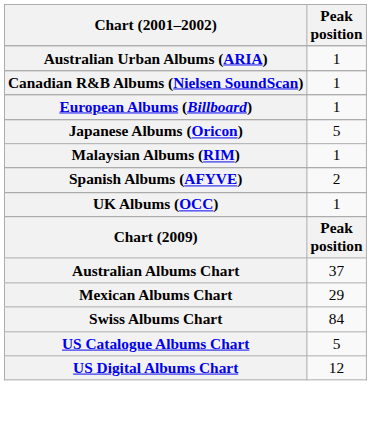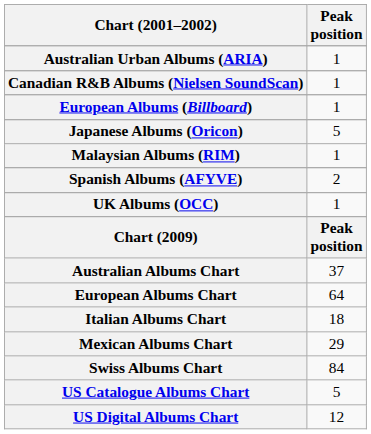+ row: (156, 294)
+ row: (156, 319)
